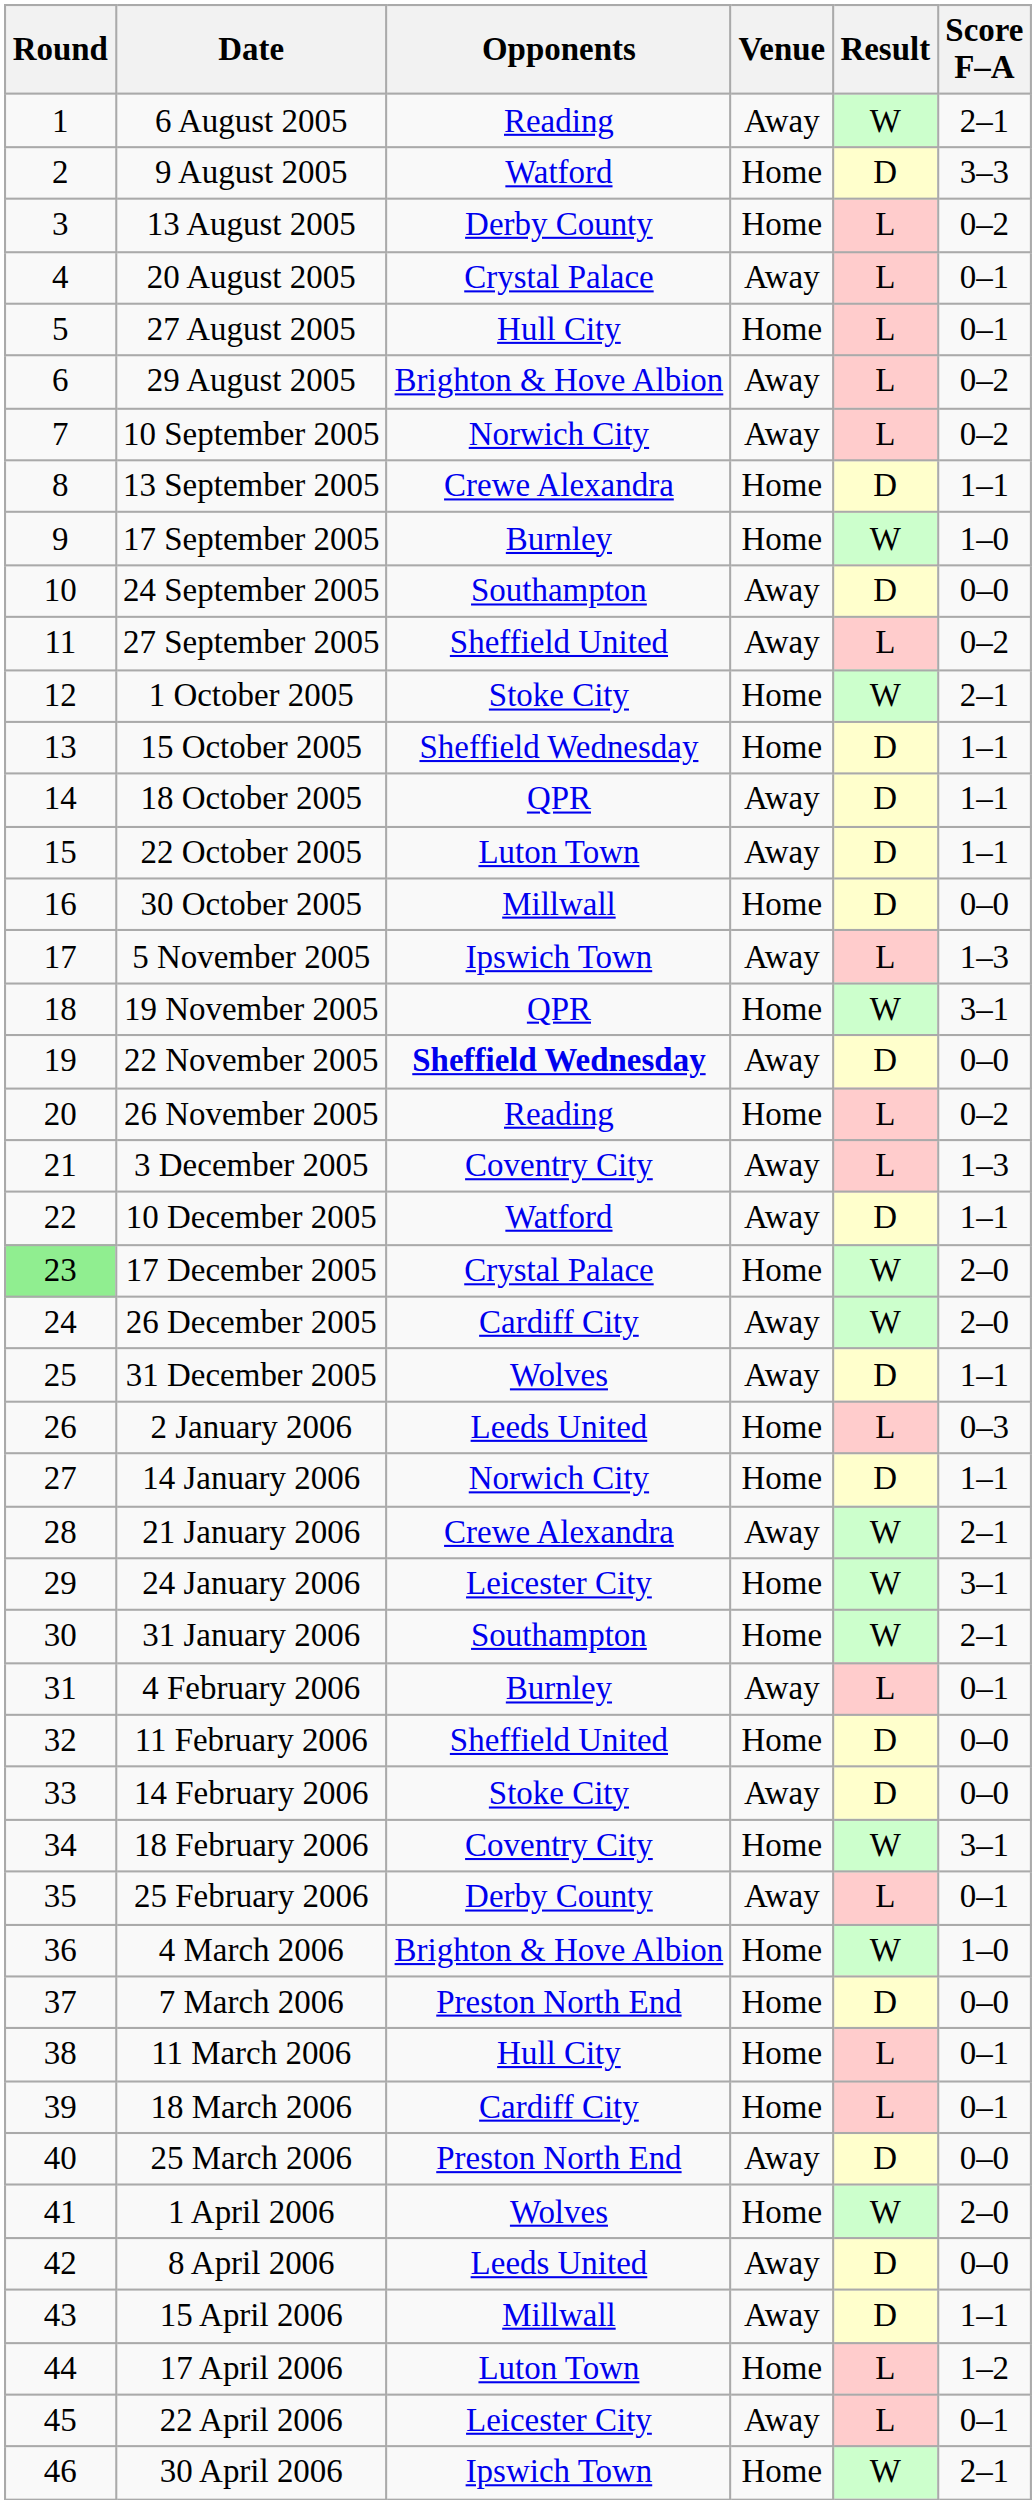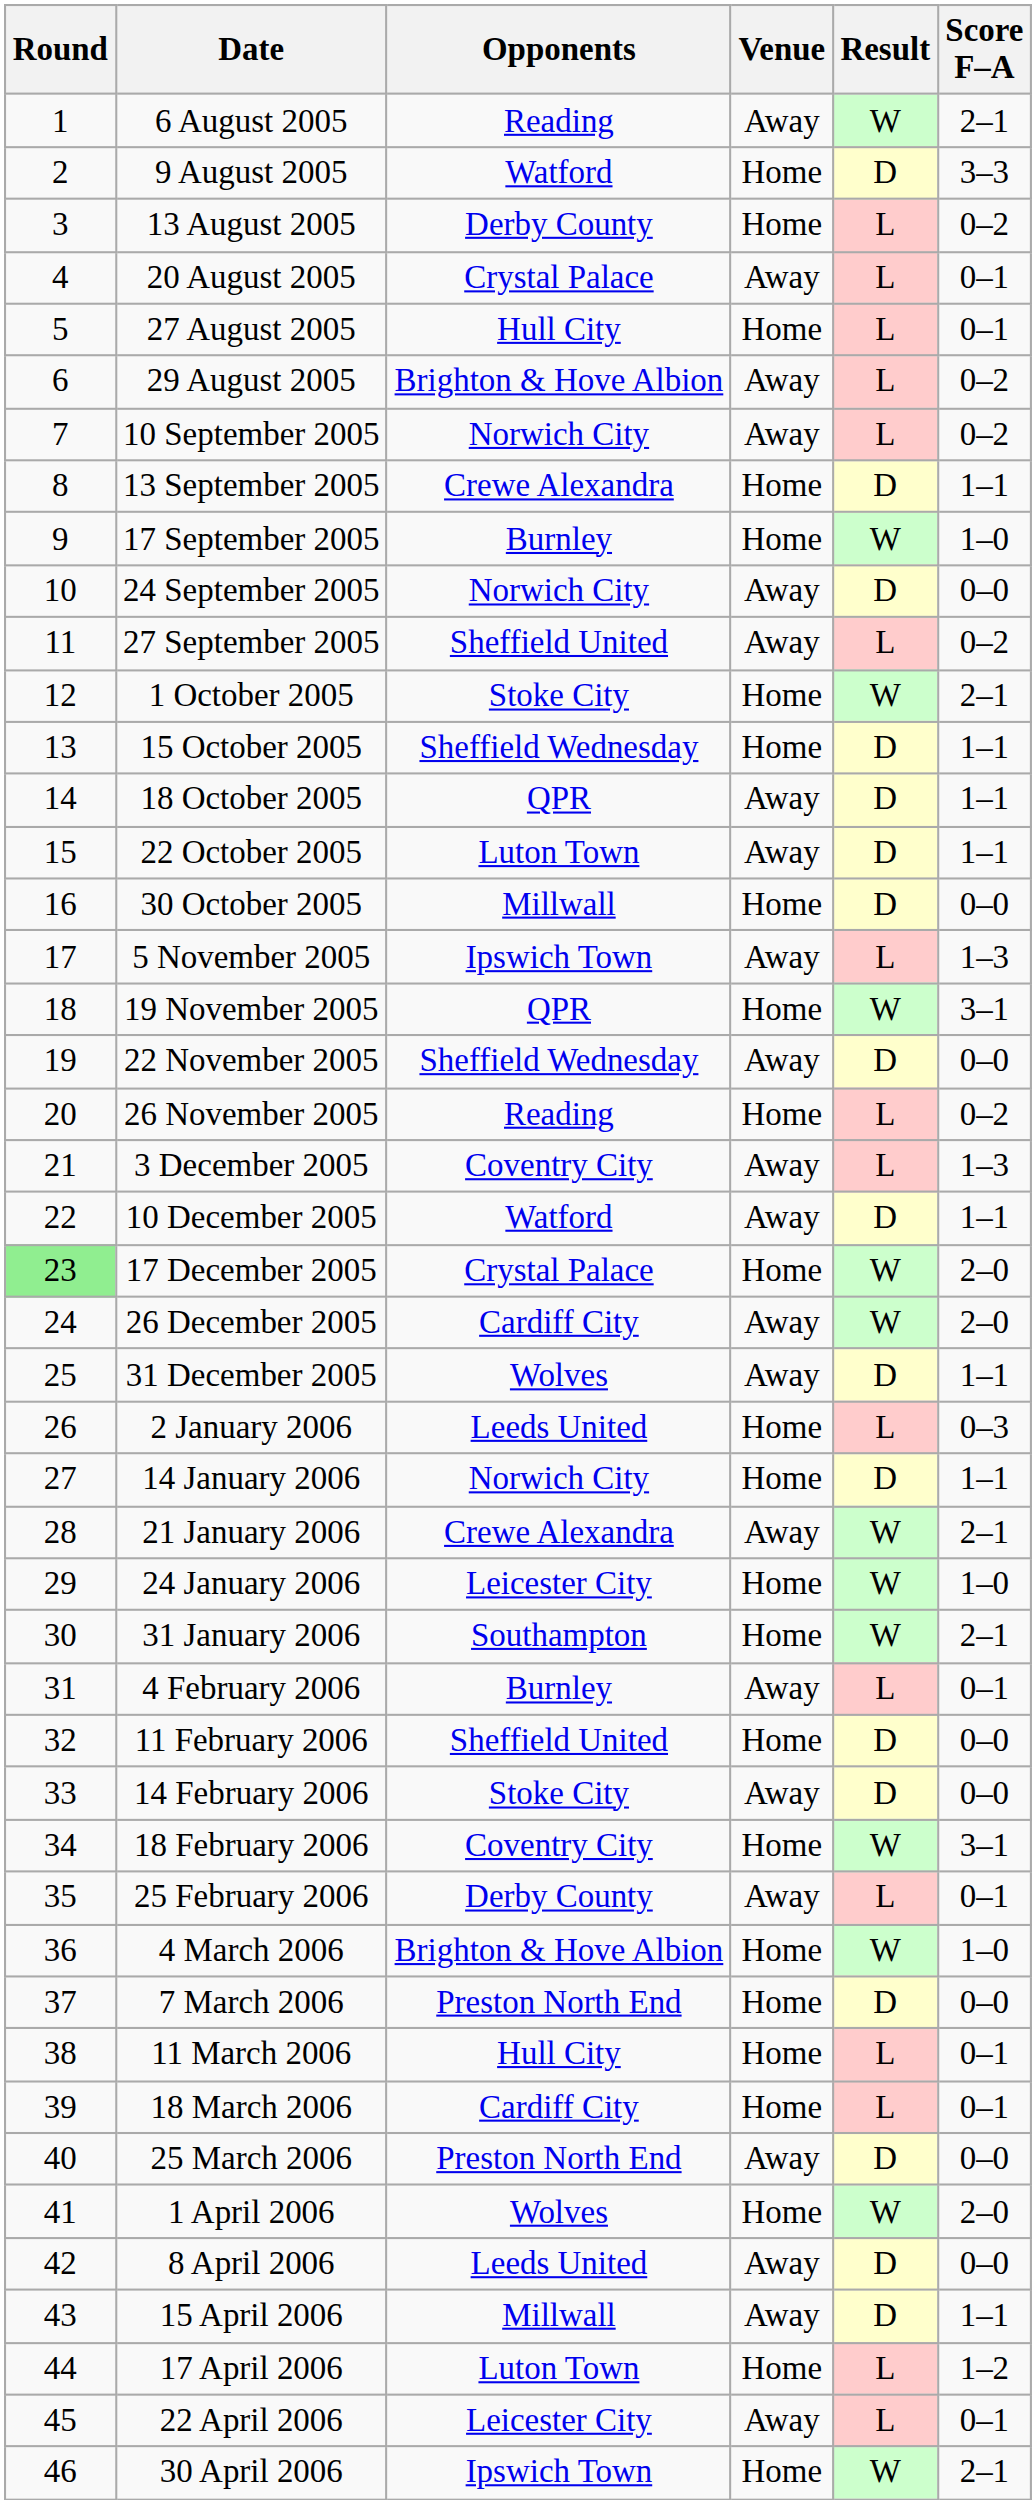(559, 590) Southampton -> (559, 590) Norwich City
(559, 1060) bold -> (559, 1060) normal
(984, 1583) 3–1 -> (984, 1583) 1–0
